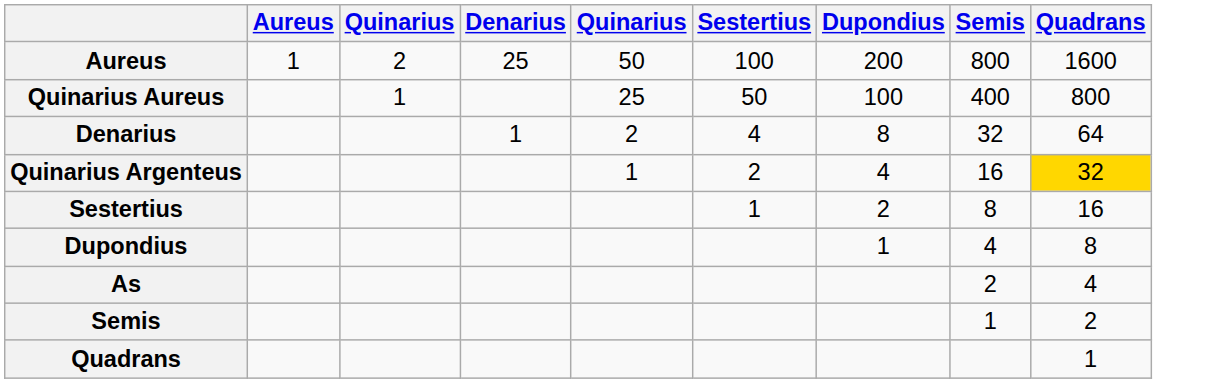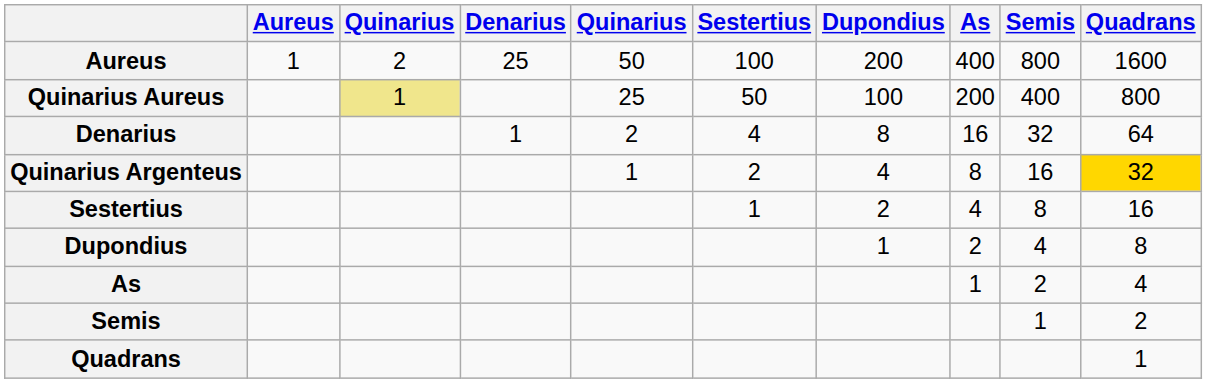+ column: (975, 23)
(400, 97) no background -> (400, 97) khaki background
